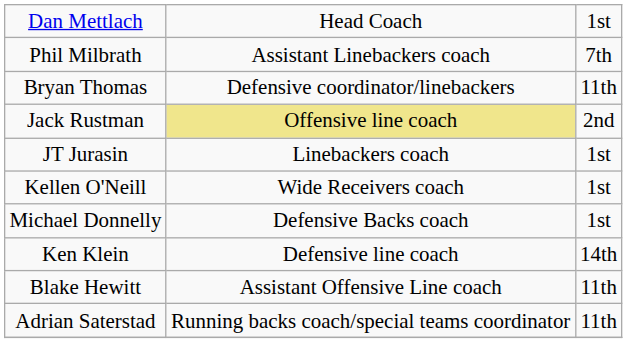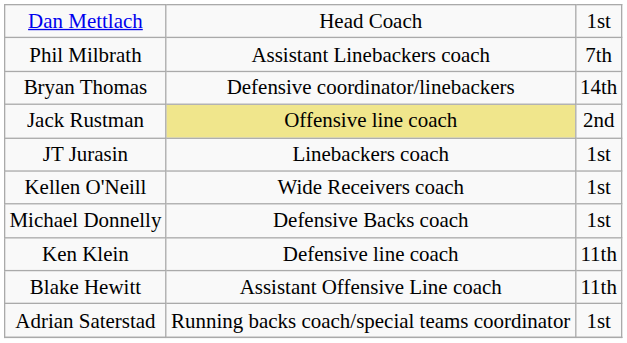(599, 87) 11th -> (599, 87) 14th
(599, 253) 14th -> (599, 253) 11th
(599, 320) 11th -> (599, 320) 1st
